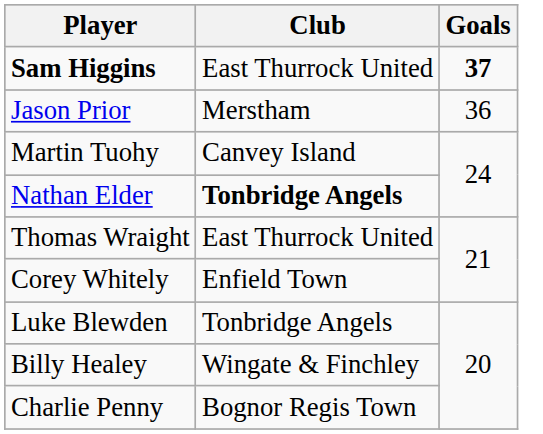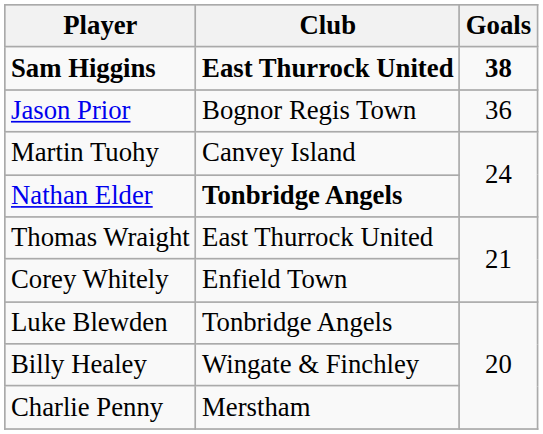(318, 68) normal -> (328, 68) bold
(478, 68) 37 -> (498, 68) 38
(256, 110) Merstham -> (309, 110) Bognor Regis Town
(309, 407) Bognor Regis Town -> (256, 407) Merstham
